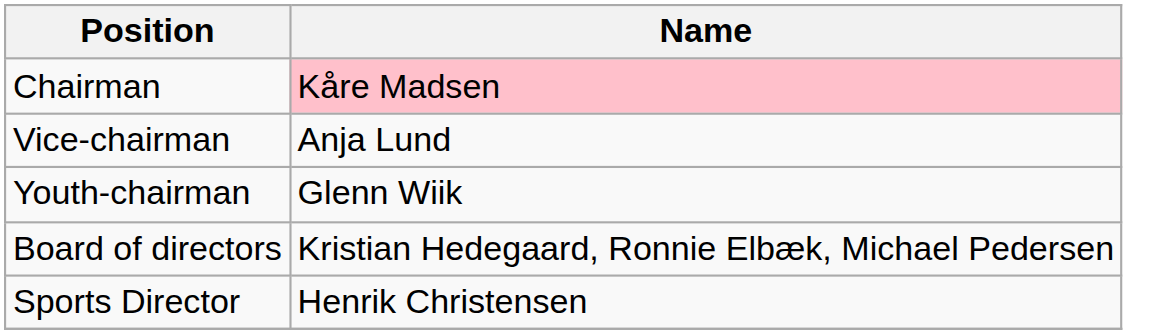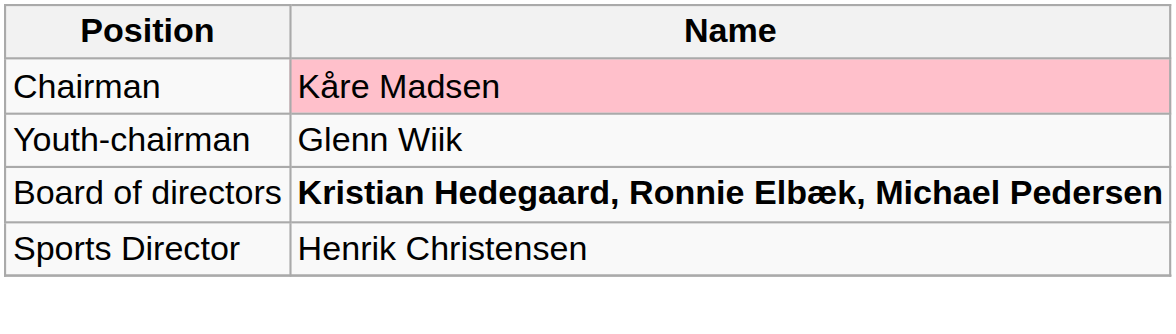- row: (122, 139)
(706, 247) normal -> (730, 193) bold
